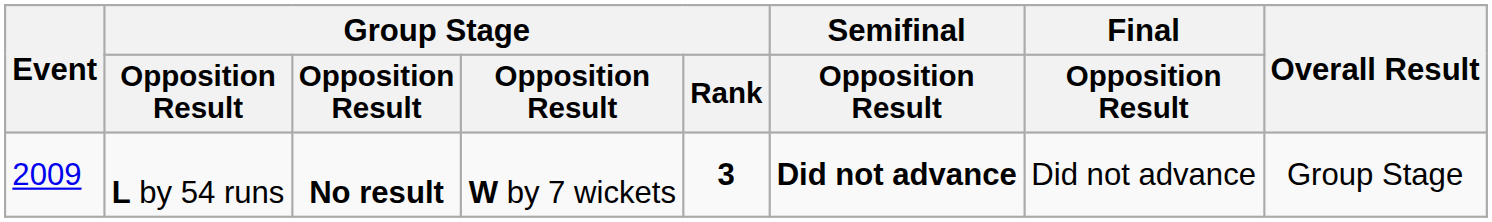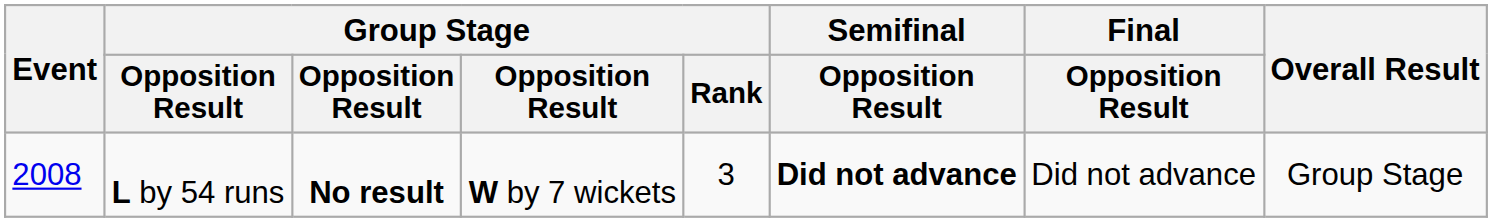(47, 175) 2009 -> (47, 175) 2008
(726, 175) bold -> (726, 175) normal
